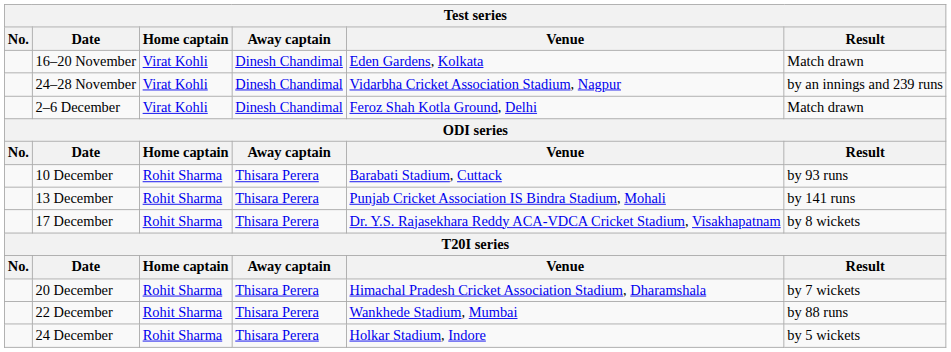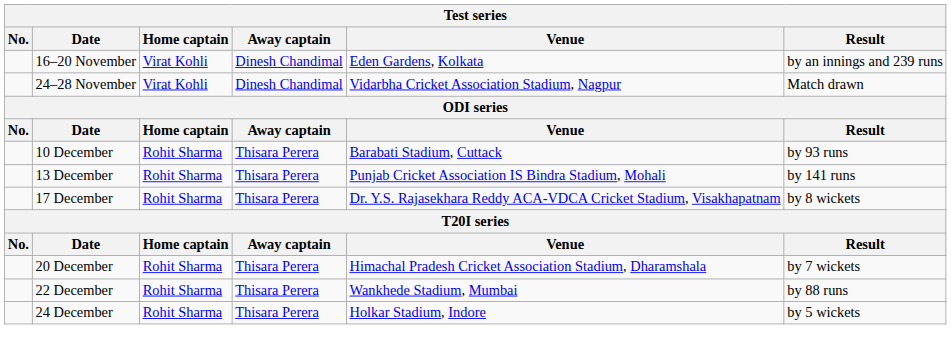(826, 61) Match drawn -> (865, 61) by an innings and 239 runs
(865, 84) by an innings and 239 runs -> (826, 84) Match drawn
- row: (78, 107)
